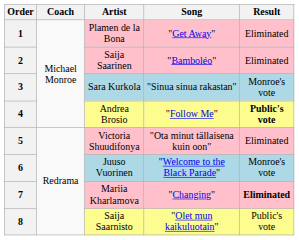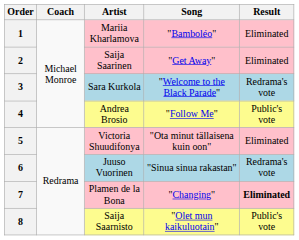(114, 33) Plamen de la Bona -> (114, 33) Mariia Kharlamova
(192, 33) "Get Away" -> (192, 33) "Bamboléo"
(192, 60) "Bamboléo" -> (192, 60) "Get Away"
(192, 87) "Sinua sinua rakastan" -> (192, 87) "Welcome to the Black Parade"
(267, 87) Monroe's vote -> (267, 87) Redrama's vote
(267, 114) bold -> (267, 114) normal
(192, 168) "Welcome to the Black Parade" -> (192, 168) "Sinua sinua rakastan"
(267, 168) Monroe's vote -> (267, 168) Redrama's vote
(114, 195) Mariia Kharlamova -> (114, 195) Plamen de la Bona
